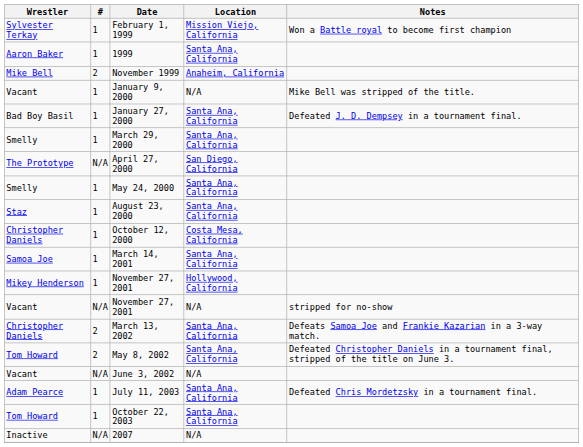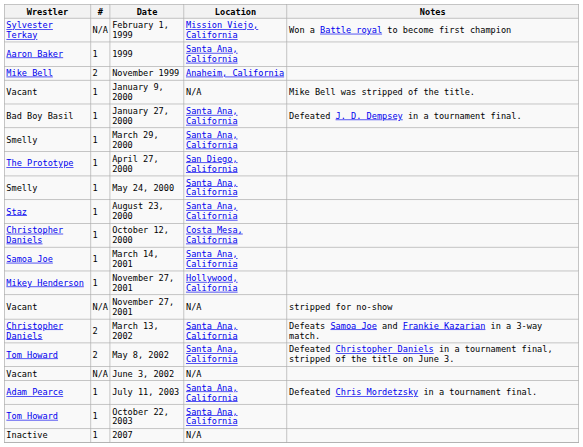(95, 30) 1 -> (100, 30) N/A
(100, 164) N/A -> (95, 164) 1
(100, 435) N/A -> (95, 435) 1
